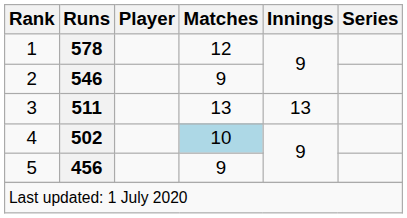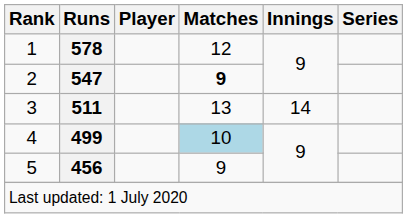(87, 78) 546 -> (87, 78) 547
(221, 78) normal -> (221, 78) bold
(300, 108) 13 -> (300, 108) 14
(87, 138) 502 -> (87, 138) 499
